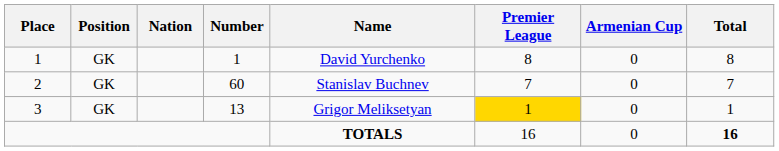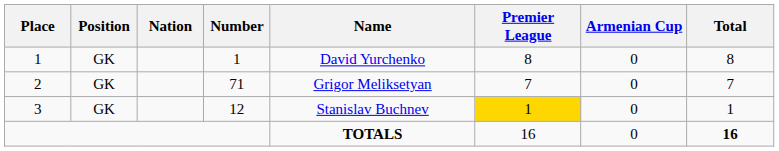(237, 84) 60 -> (237, 84) 71
(373, 84) Stanislav Buchnev -> (373, 84) Grigor Meliksetyan
(237, 109) 13 -> (237, 109) 12
(373, 109) Grigor Meliksetyan -> (373, 109) Stanislav Buchnev
